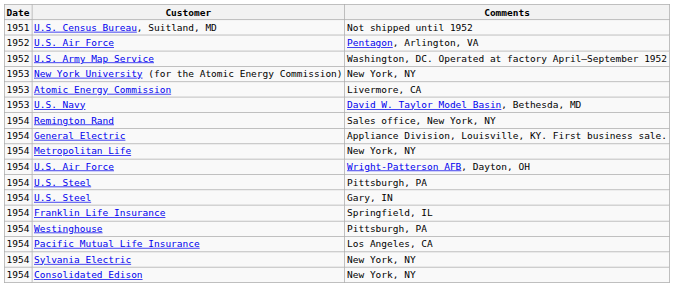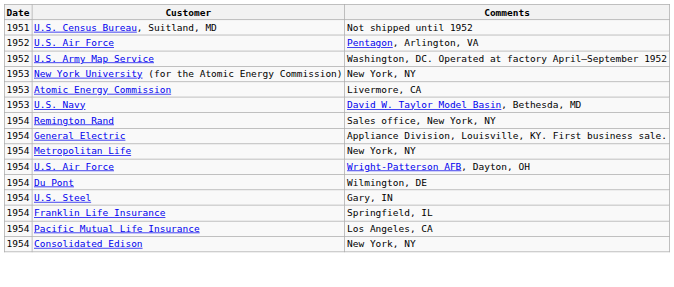- row: (63, 182)
+ row: (54, 182)
- row: (68, 229)
- row: (83, 260)
